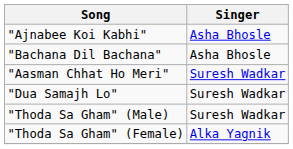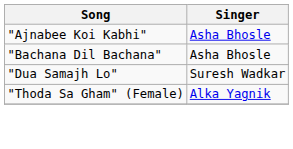- row: (88, 74)
- row: (88, 114)
